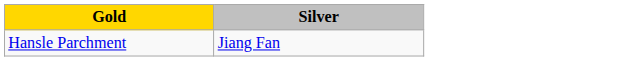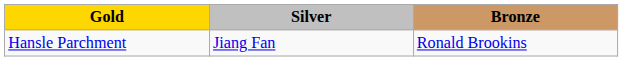+ column: (515, 17)
